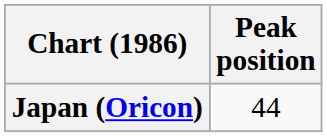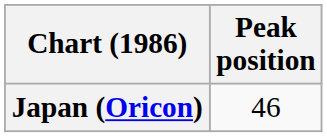(266, 107) 44 -> (266, 107) 46
